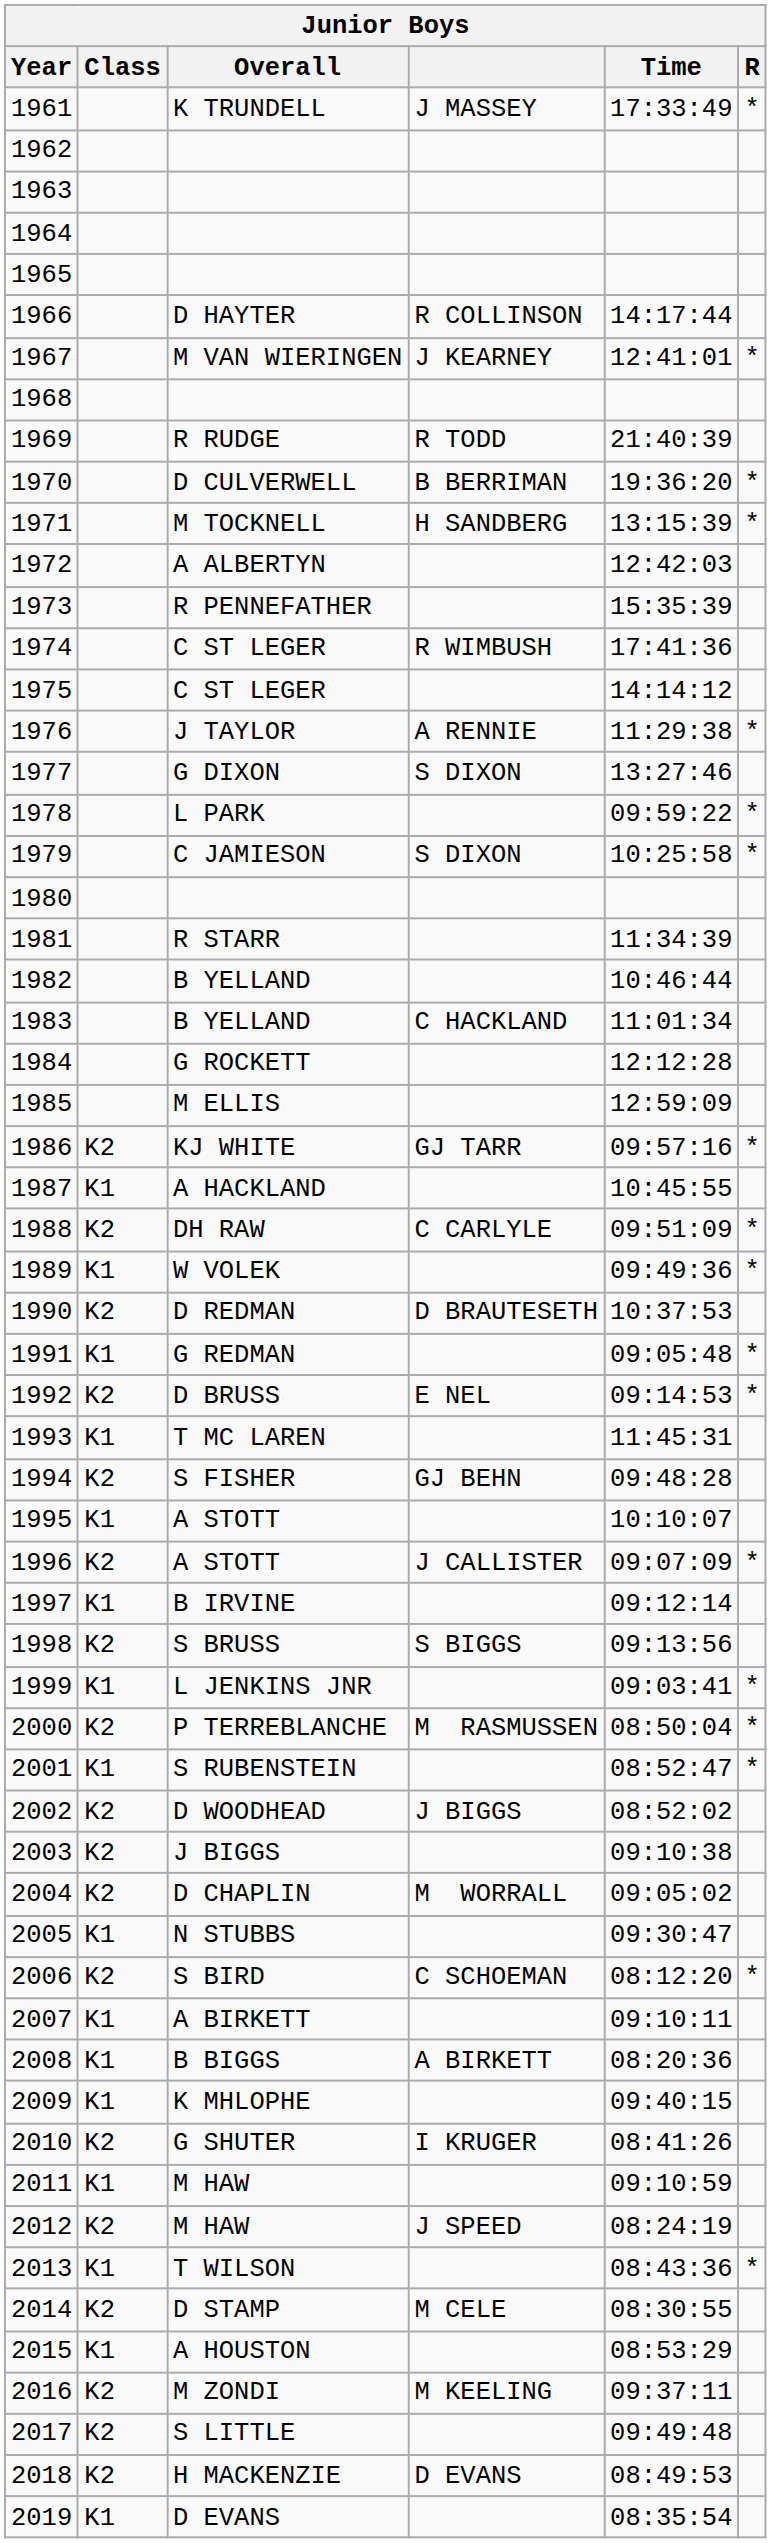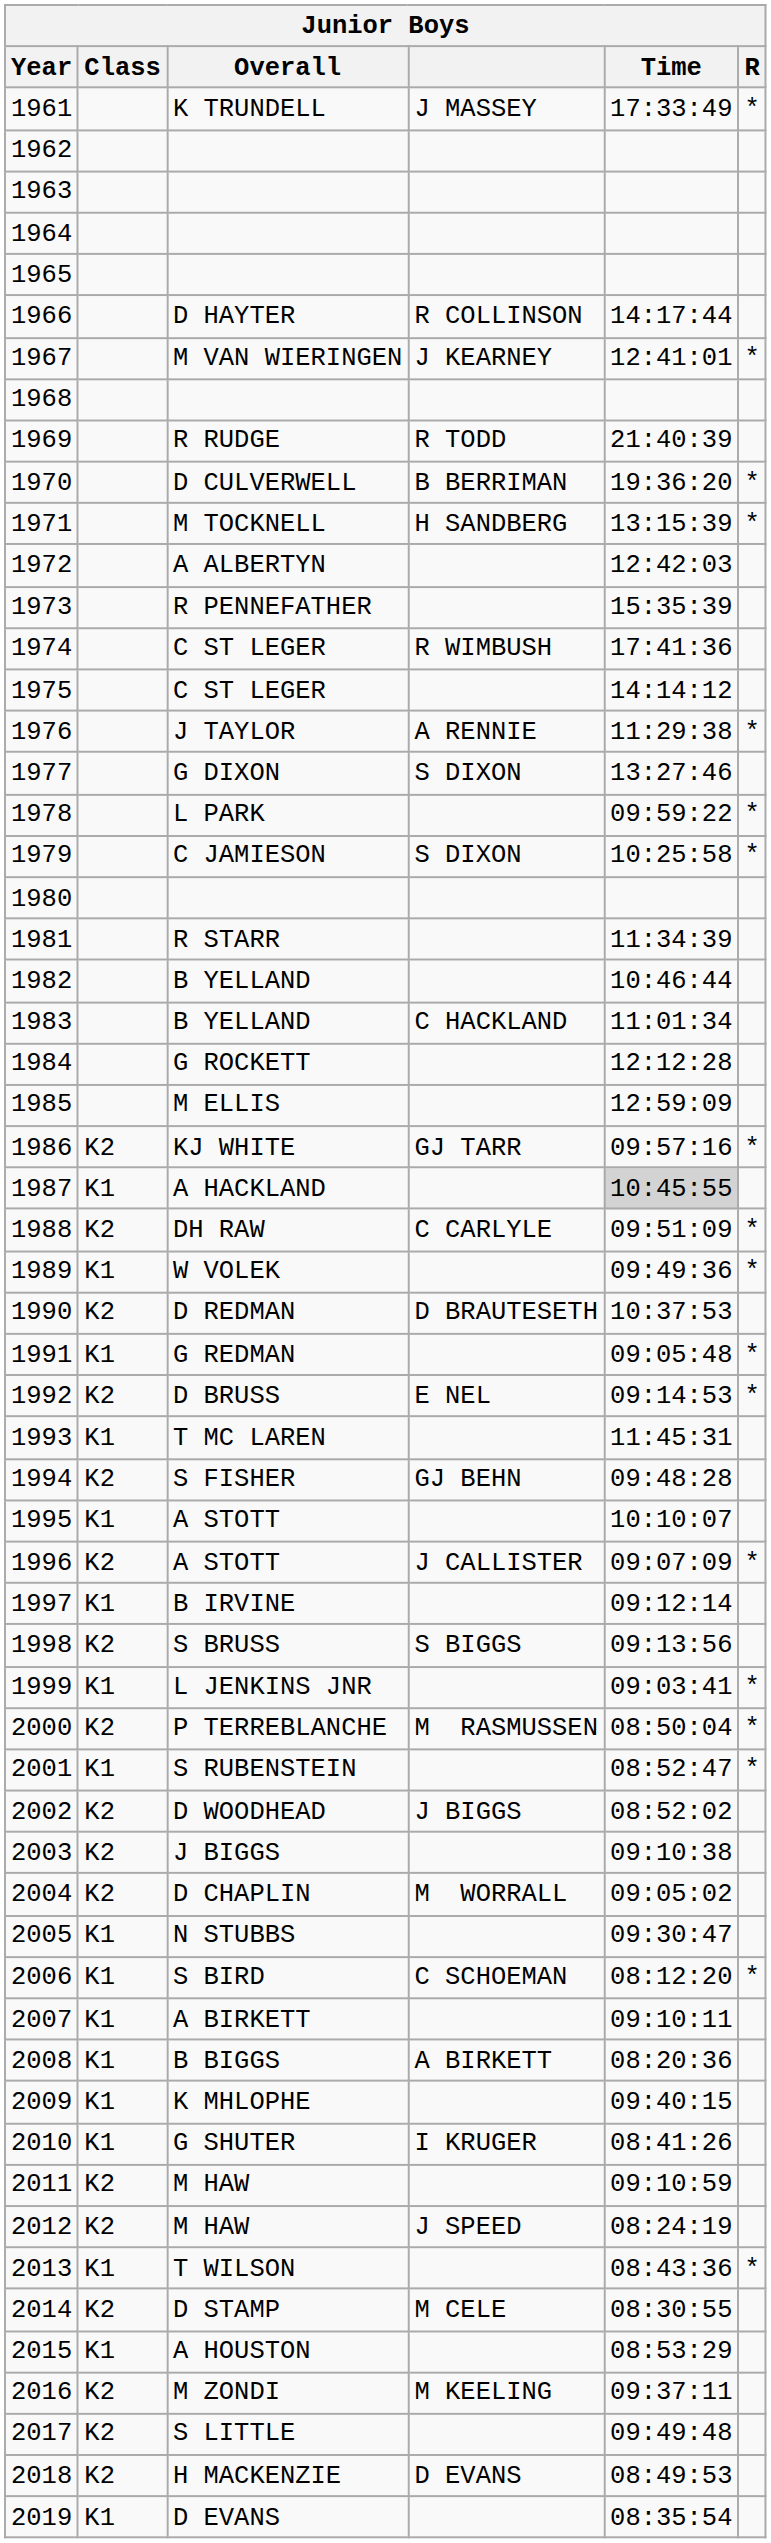(671, 1189) no background -> (671, 1189) lightgrey background
(100, 1978) K2 -> (100, 1978) K1
(100, 2144) K2 -> (100, 2144) K1
(100, 2185) K1 -> (100, 2185) K2
